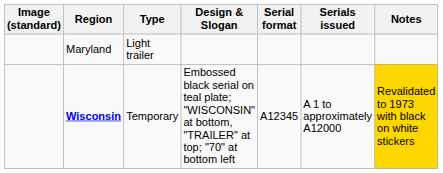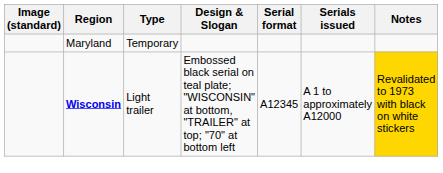(140, 49) Light trailer -> (152, 43) Temporary
(152, 116) Temporary -> (140, 104) Light trailer
